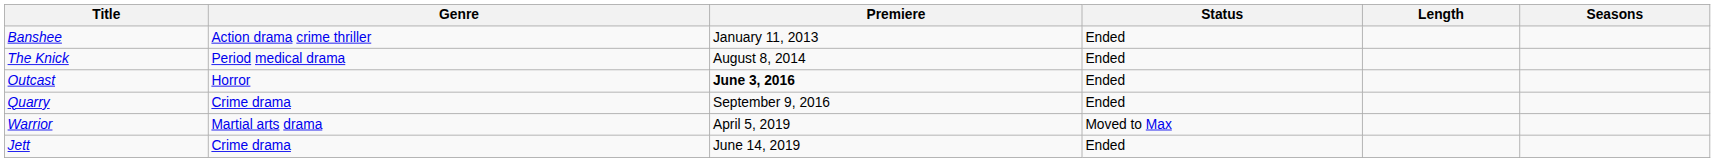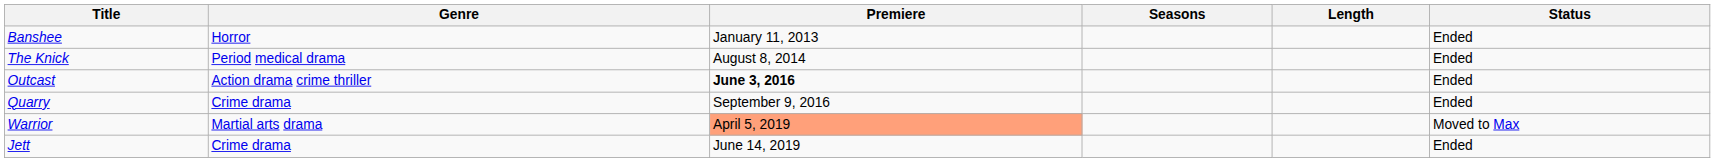columns swapped: (1615, 15) <-> (1222, 15)
(291, 37) Action drama crime thriller -> (231, 37) Horror
(231, 80) Horror -> (291, 80) Action drama crime thriller
(752, 124) no background -> (752, 124) lightsalmon background
